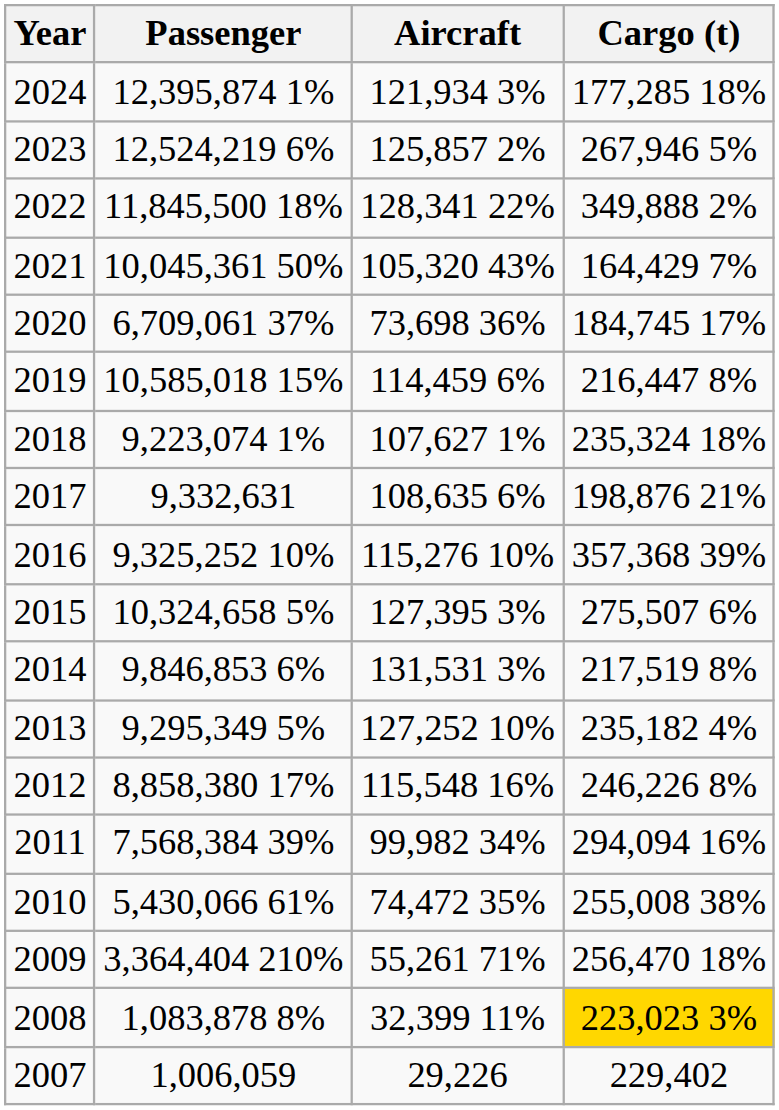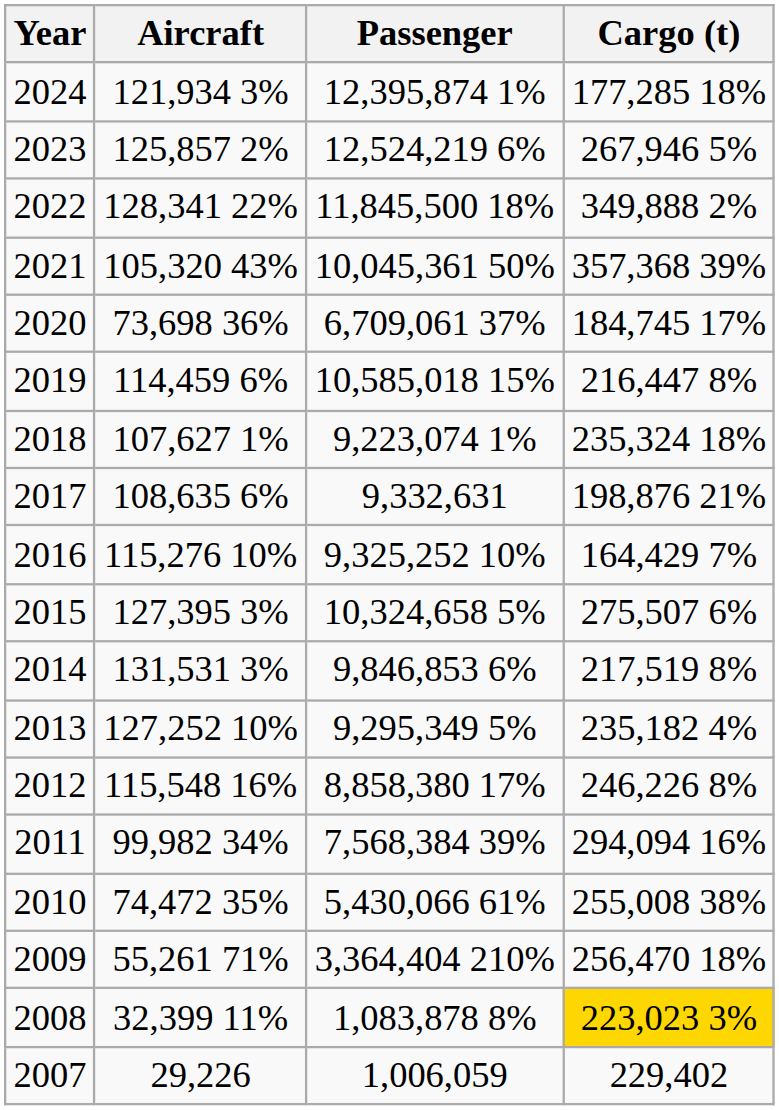columns swapped: (223, 33) <-> (458, 33)
(669, 264) 164,429 7% -> (669, 264) 357,368 39%
(669, 554) 357,368 39% -> (669, 554) 164,429 7%
